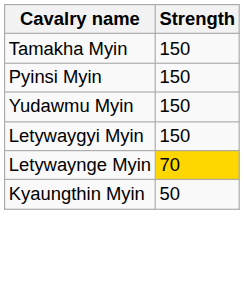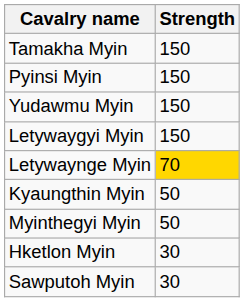+ row: (75, 223)
+ row: (62, 252)
+ row: (72, 281)
